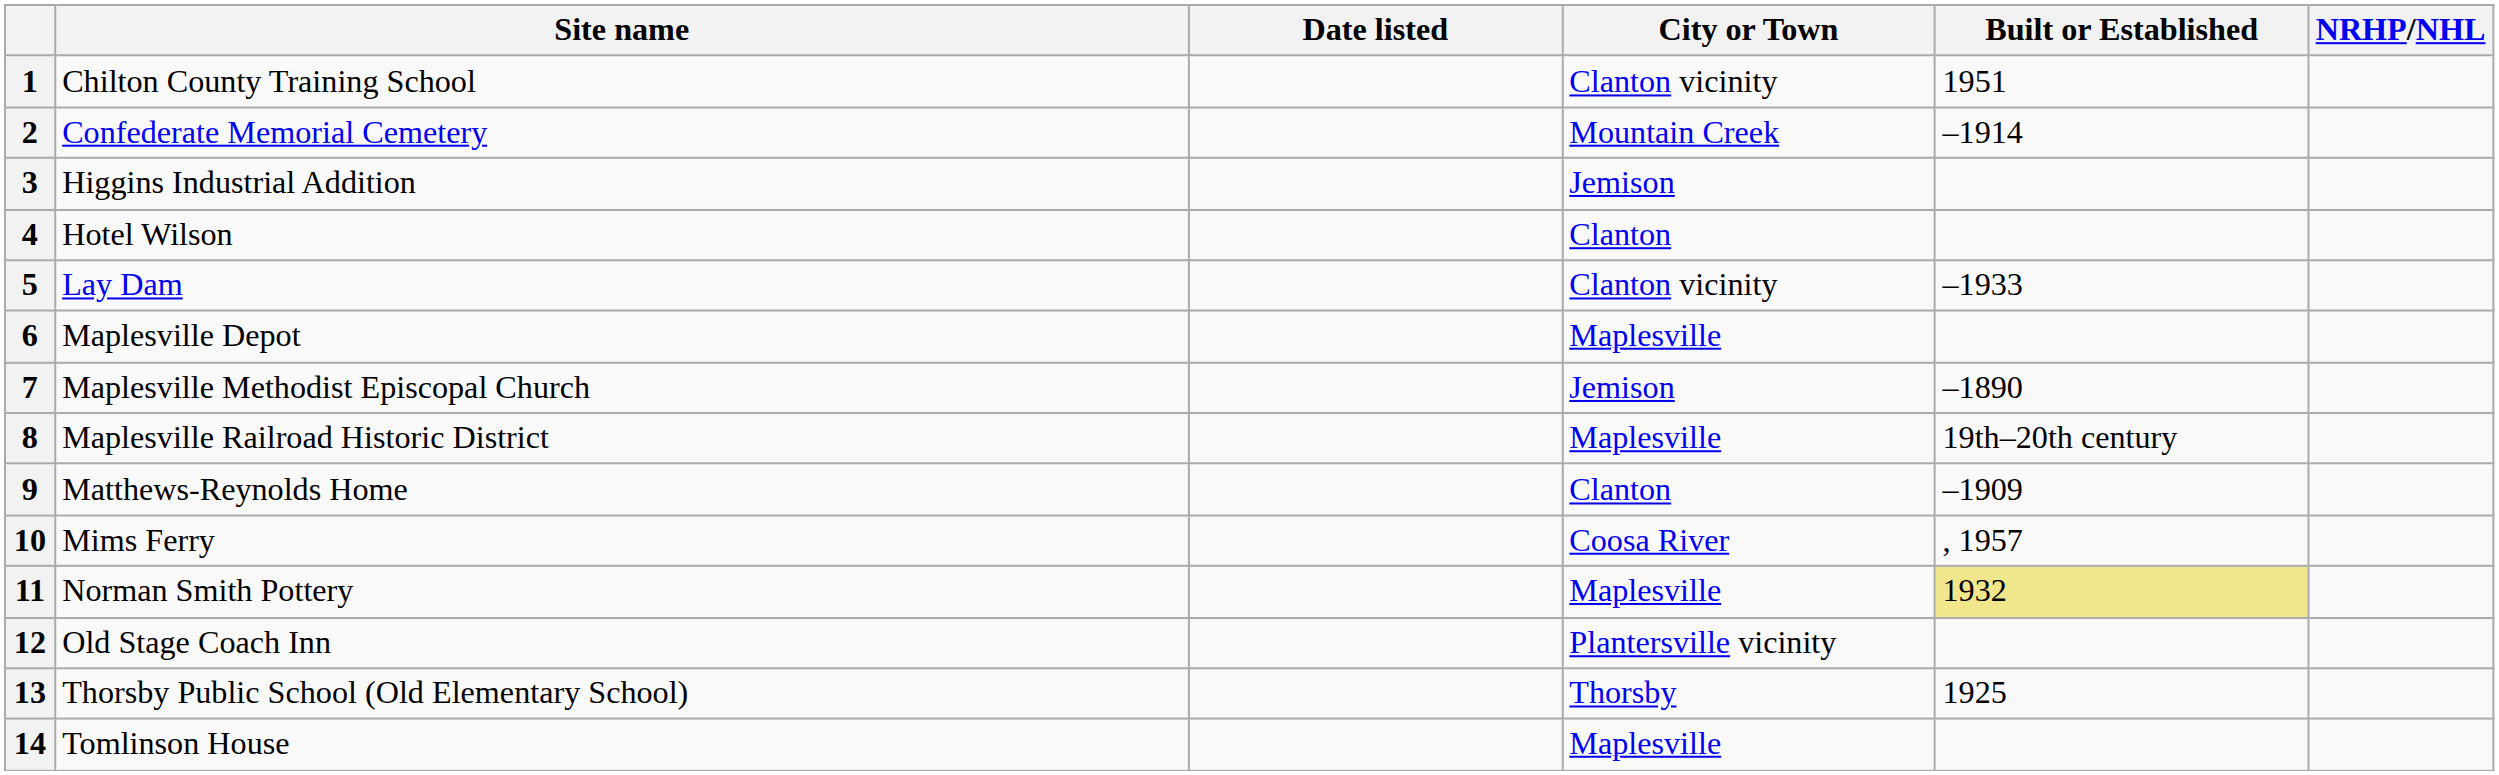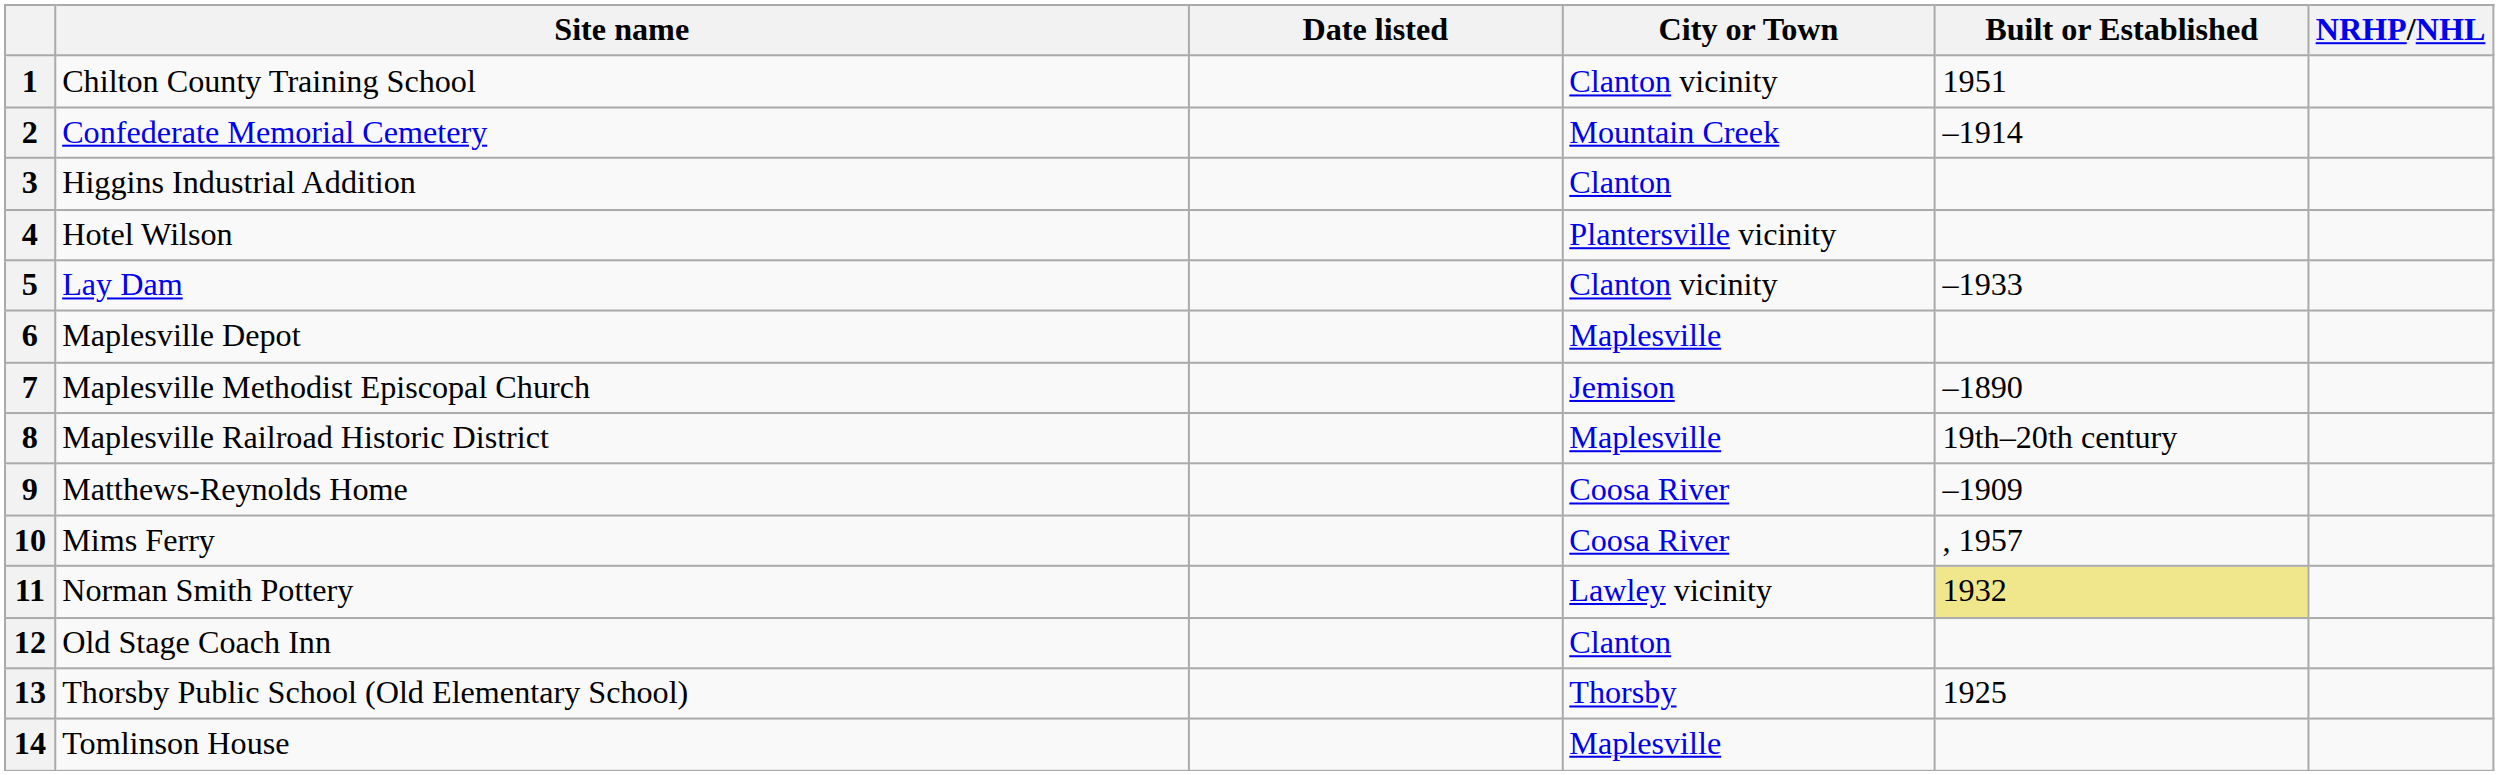(1622, 183) Jemison -> (1620, 183) Clanton
(1620, 234) Clanton -> (1703, 234) Plantersville vicinity
(1620, 489) Clanton -> (1649, 489) Coosa River
(1645, 591) Maplesville -> (1671, 591) Lawley vicinity
(1703, 642) Plantersville vicinity -> (1620, 642) Clanton
